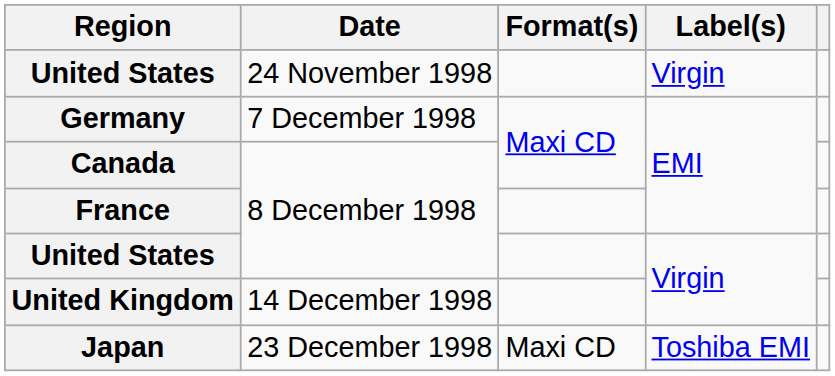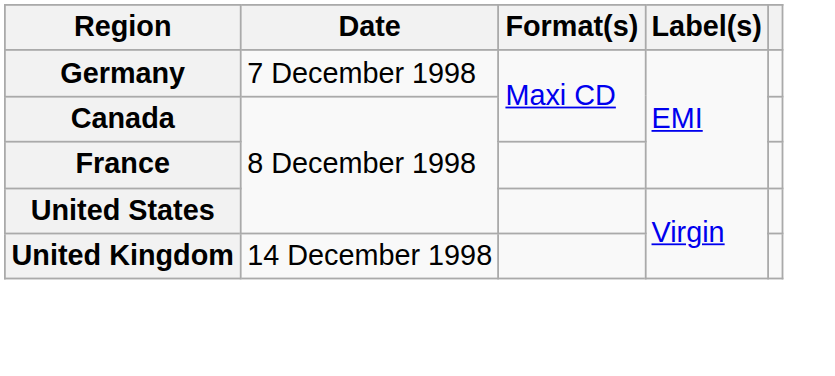- row: (123, 73)
- row: (123, 347)
